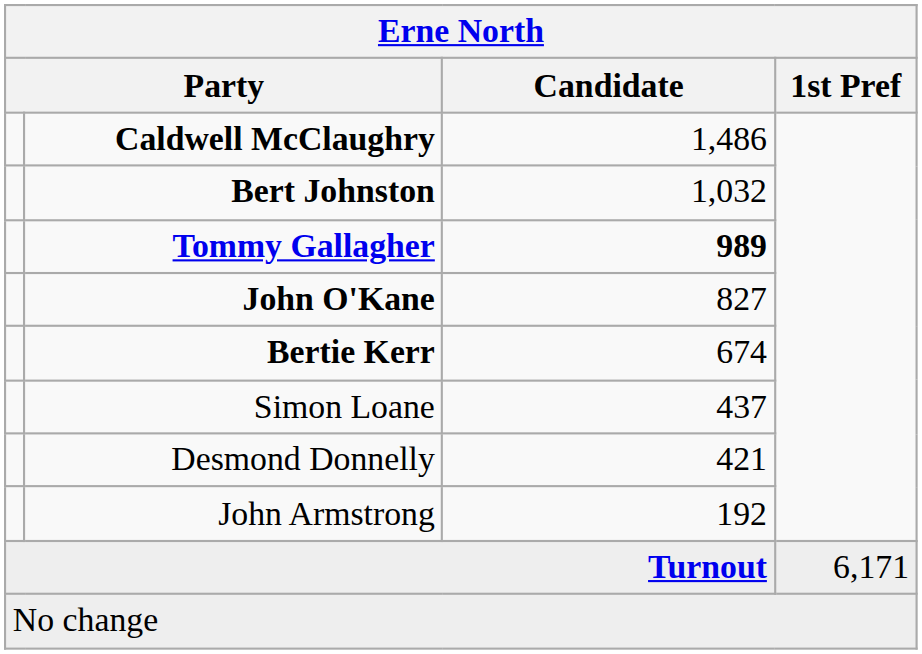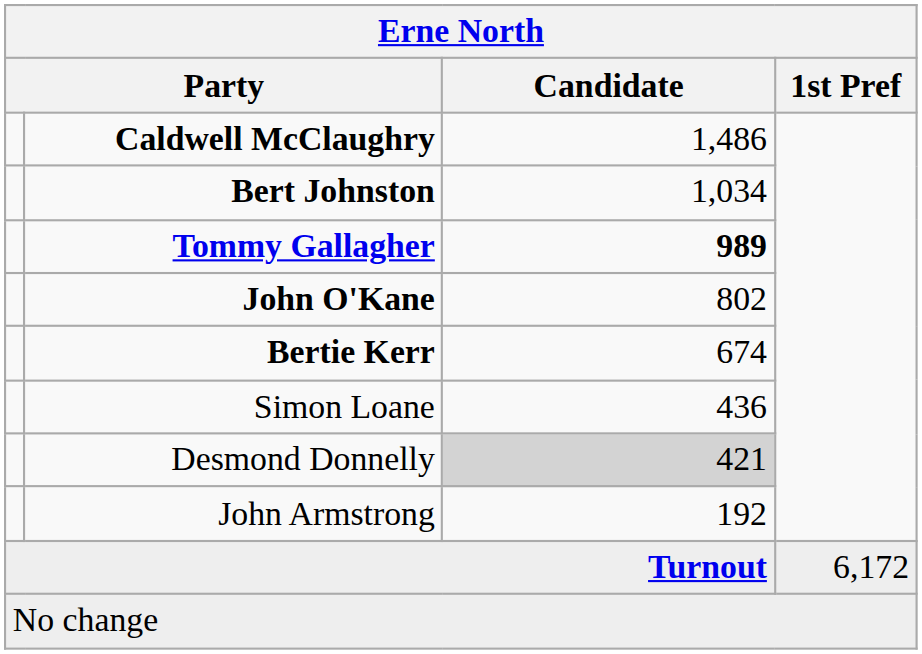(729, 191) 1,032 -> (729, 191) 1,034
(742, 298) 827 -> (742, 298) 802
(742, 406) 437 -> (742, 406) 436
(742, 459) no background -> (742, 459) lightgrey background
(871, 566) 6,171 -> (871, 566) 6,172
